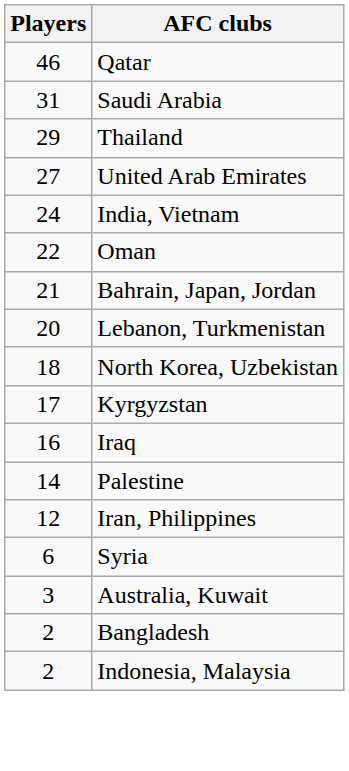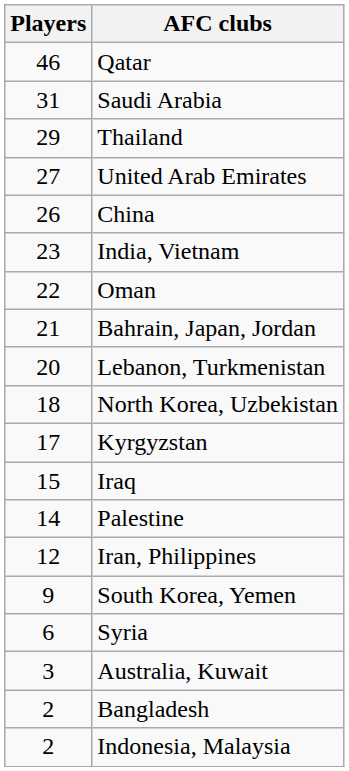+ row: (126, 213)
(48, 213) 24 -> (48, 251) 23
(48, 442) 16 -> (48, 480) 15
+ row: (197, 594)
